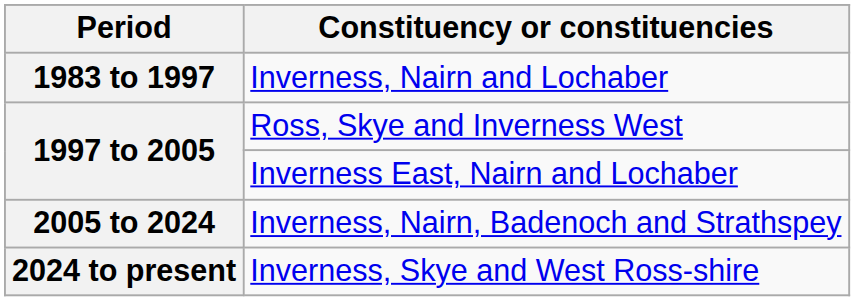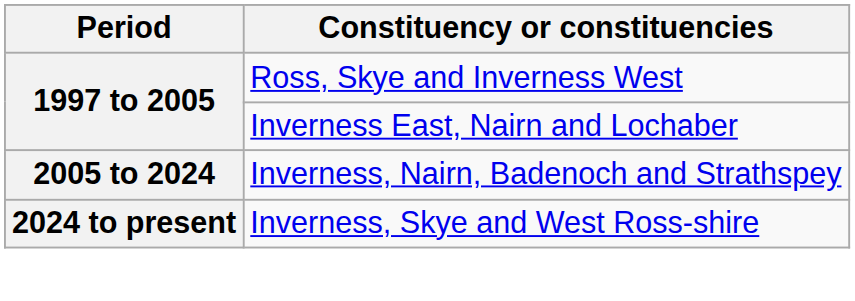- row: (459, 77)
